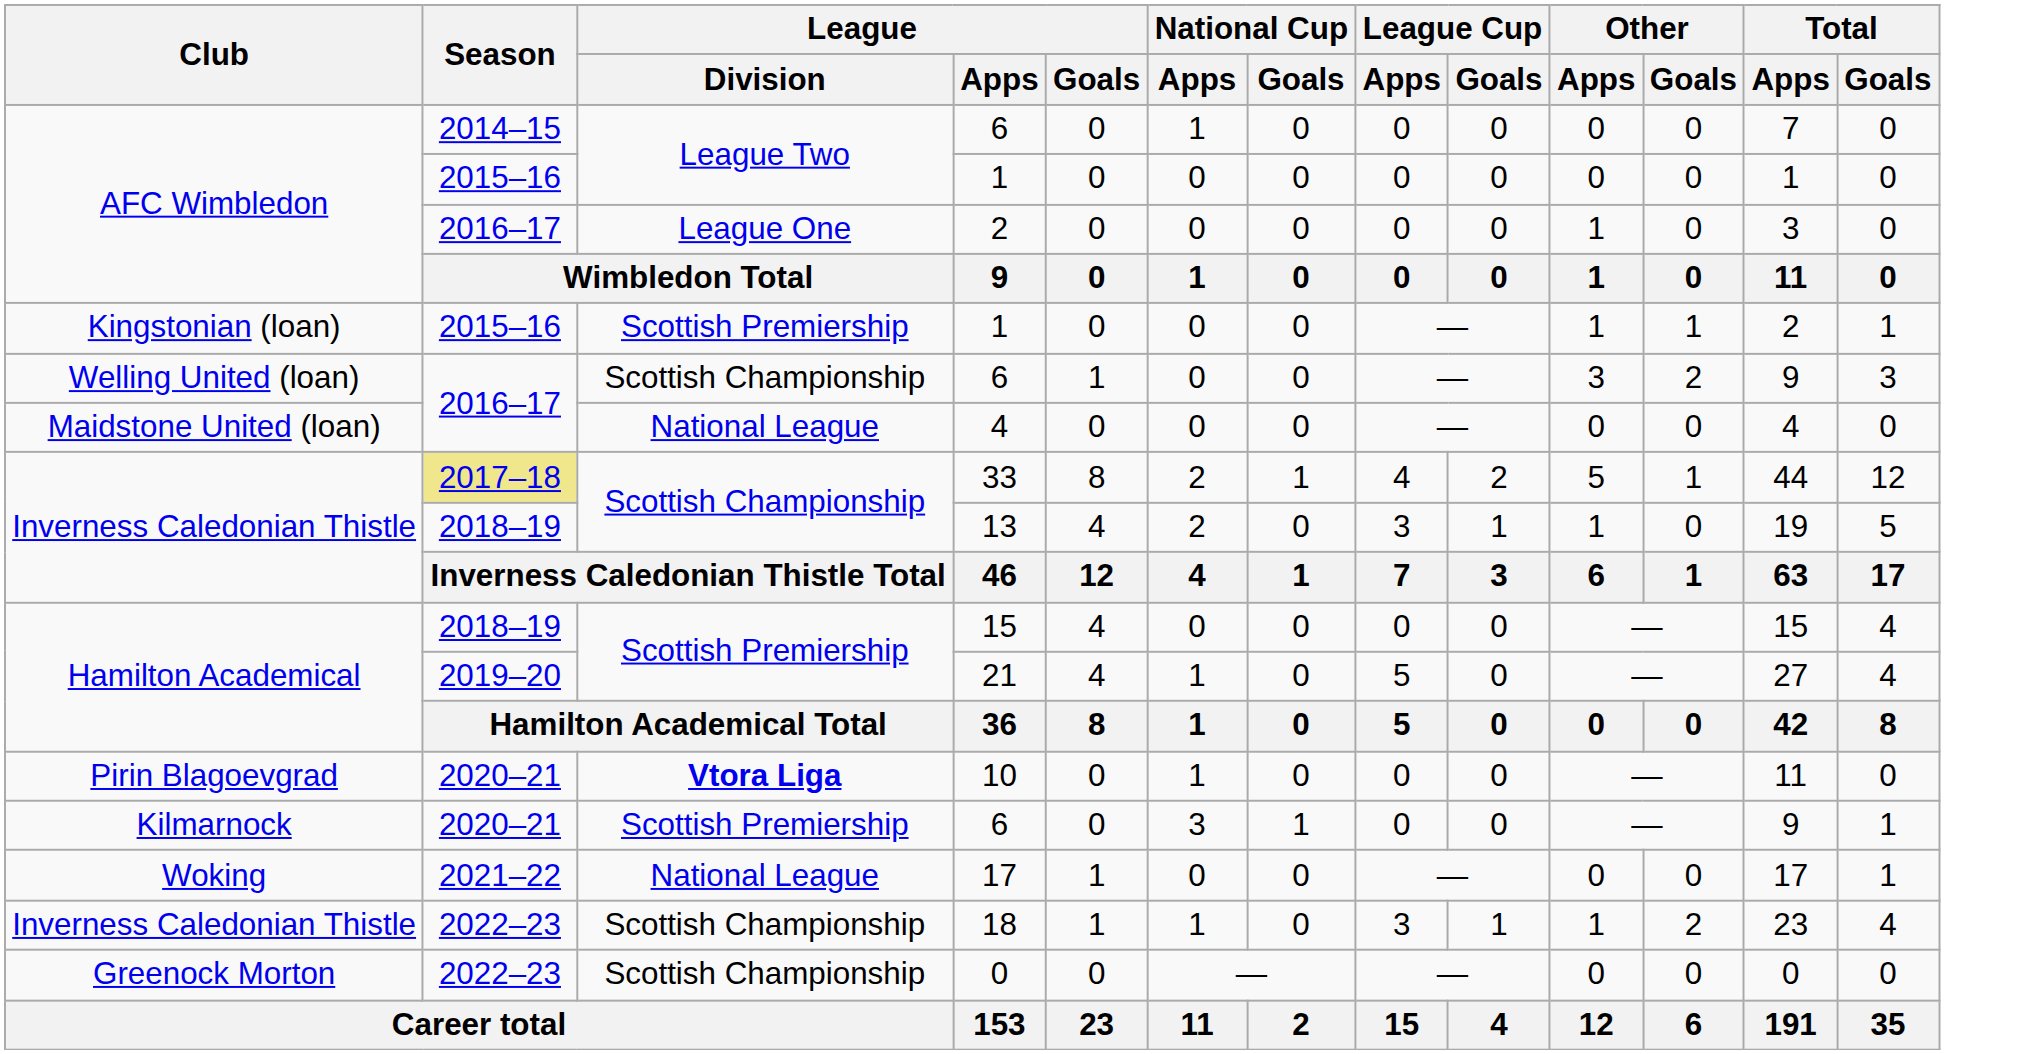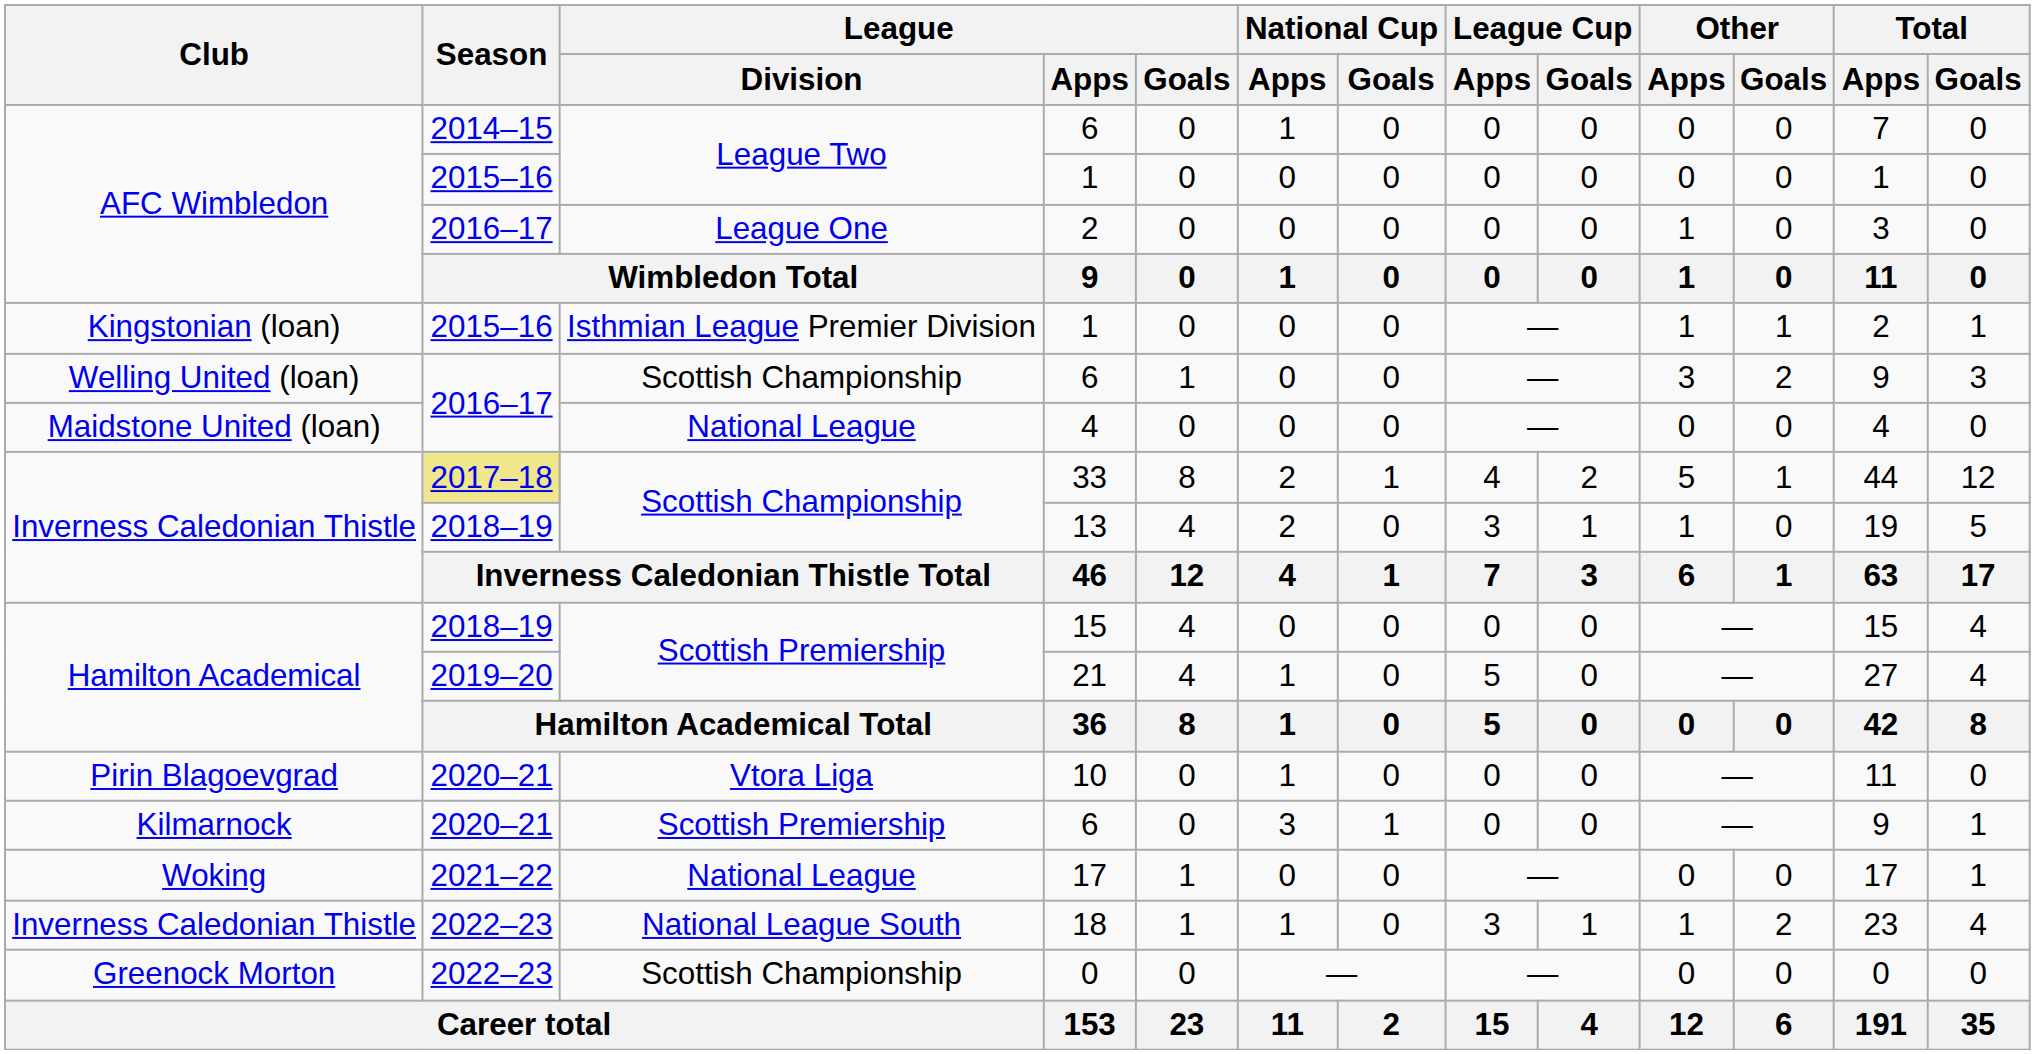(765, 327) Scottish Premiership -> (802, 327) Isthmian League Premier Division
(765, 775) bold -> (802, 775) normal
(765, 924) Scottish Championship -> (802, 924) National League South
